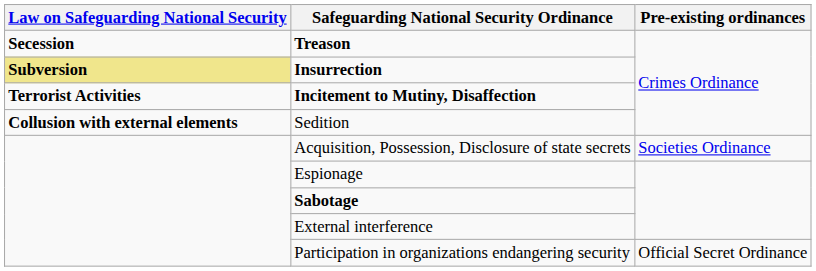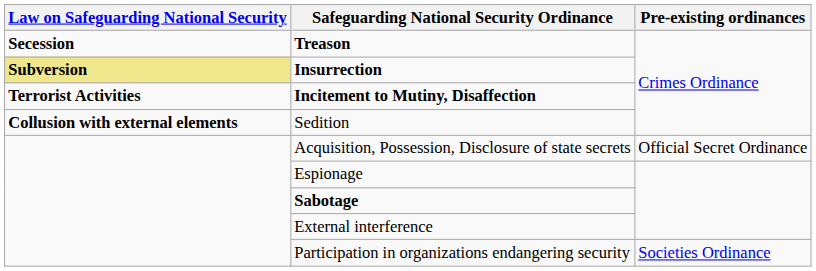(704, 148) Societies Ordinance -> (723, 148) Official Secret Ordinance
(723, 252) Official Secret Ordinance -> (704, 252) Societies Ordinance
